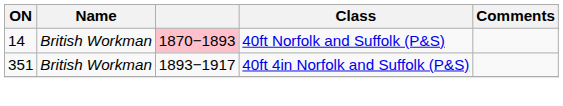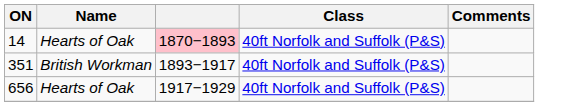(96, 40) British Workman -> (87, 40) Hearts of Oak
(356, 64) 40ft 4in Norfolk and Suffolk (P&S) -> (344, 64) 40ft Norfolk and Suffolk (P&S)
+ row: (21, 88)
